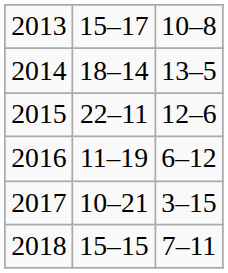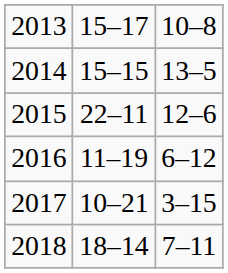(114, 70) 18–14 -> (114, 70) 15–15
(114, 245) 15–15 -> (114, 245) 18–14
